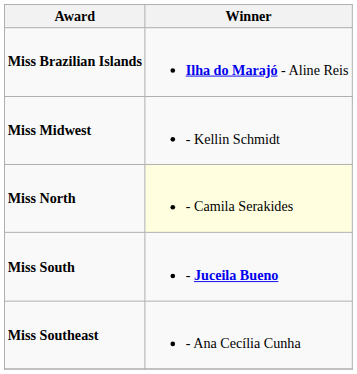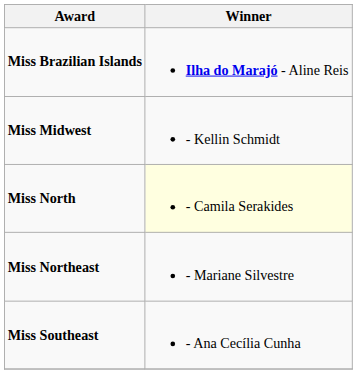+ row: (53, 267)
- row: (41, 267)
